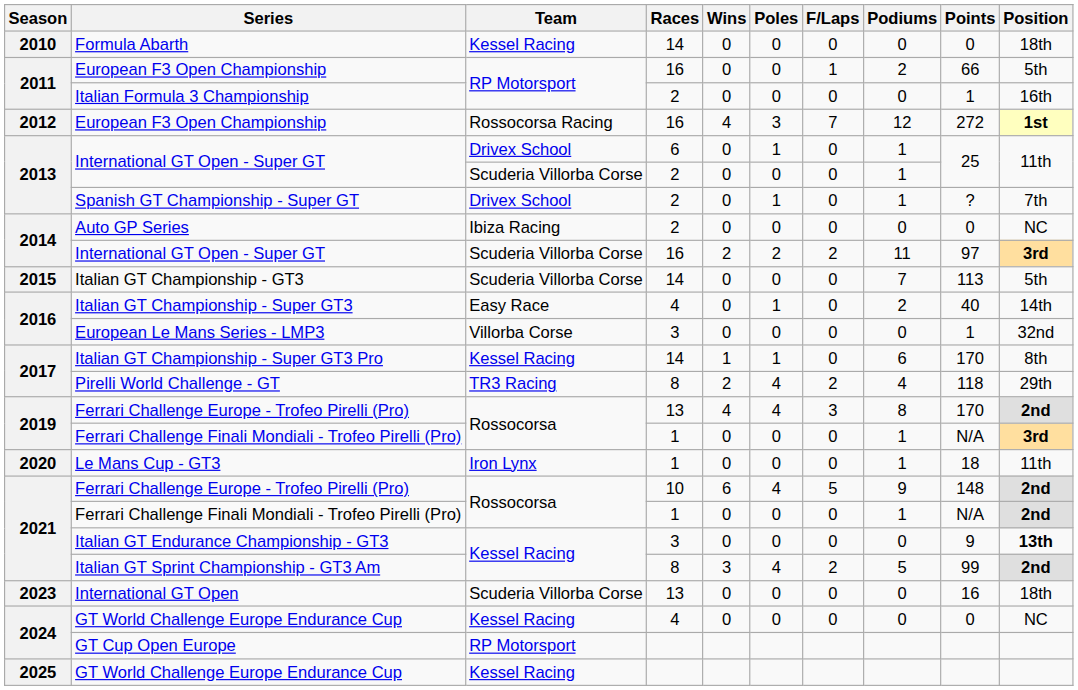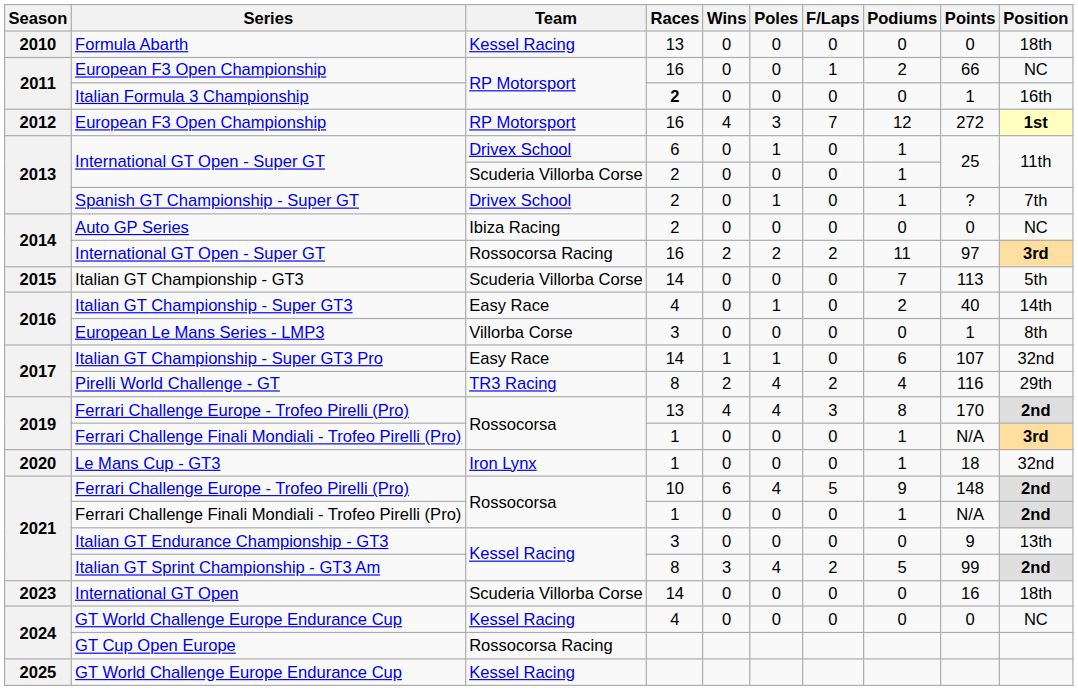(675, 44) 14 -> (675, 44) 13
(1036, 70) 5th -> (1036, 70) NC
(675, 97) normal -> (675, 97) bold
(541, 123) Rossocorsa Racing -> (522, 123) RP Motorsport
(556, 254) Scuderia Villorba Corse -> (541, 254) Rossocorsa Racing
(1036, 332) 32nd -> (1036, 332) 8th
(522, 358) Kessel Racing -> (509, 358) Easy Race
(970, 358) 170 -> (970, 358) 107
(1036, 358) 8th -> (1036, 358) 32nd
(970, 384) 118 -> (970, 384) 116
(1036, 463) 11th -> (1036, 463) 32nd
(1036, 541) bold -> (1036, 541) normal
(675, 594) 13 -> (675, 594) 14
(522, 646) RP Motorsport -> (541, 646) Rossocorsa Racing
